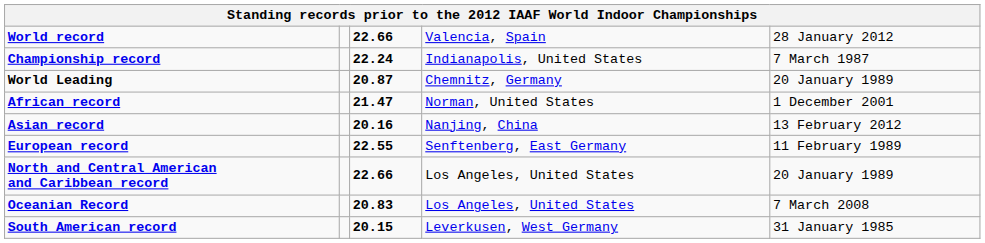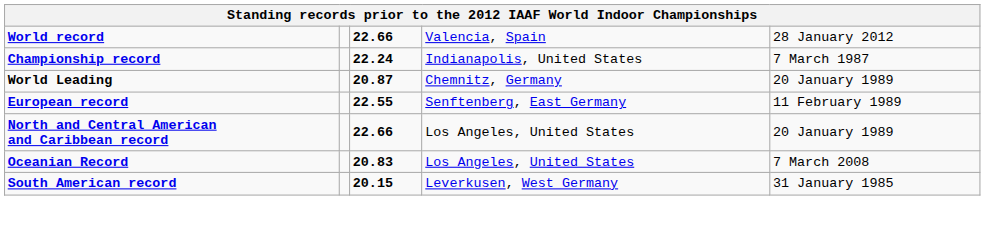- row: (64, 103)
- row: (56, 125)
